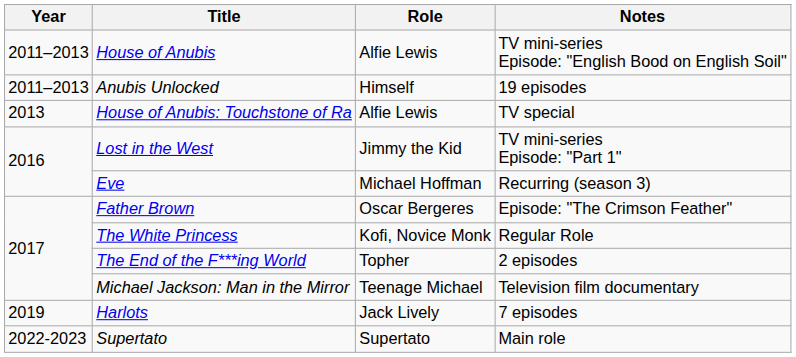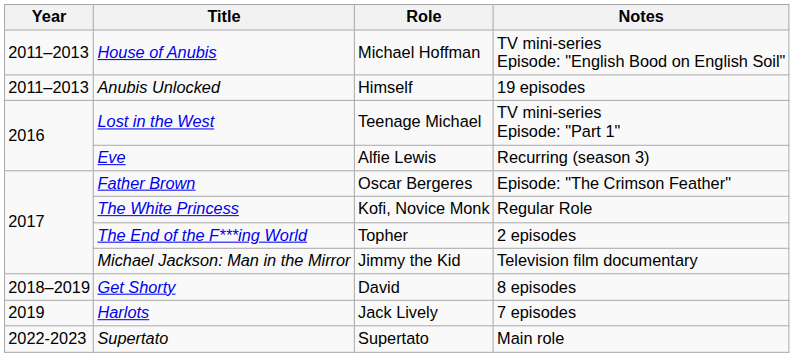(398, 52) Alfie Lewis -> (419, 52) Michael Hoffman
- row: (224, 113)
(411, 148) Jimmy the Kid -> (420, 122) Teenage Michael
(420, 183) Michael Hoffman -> (397, 157) Alfie Lewis
(421, 287) Teenage Michael -> (409, 261) Jimmy the Kid
+ row: (136, 287)
